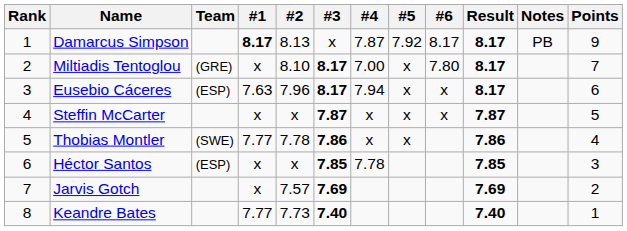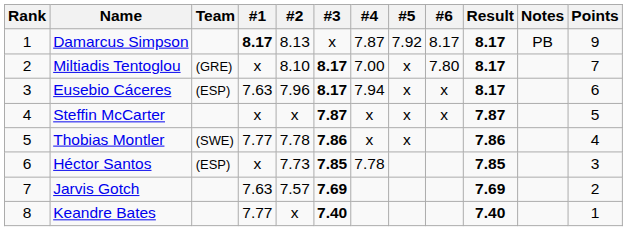(295, 164) x -> (295, 164) 7.73
(257, 189) x -> (257, 189) 7.63
(295, 213) 7.73 -> (295, 213) x
